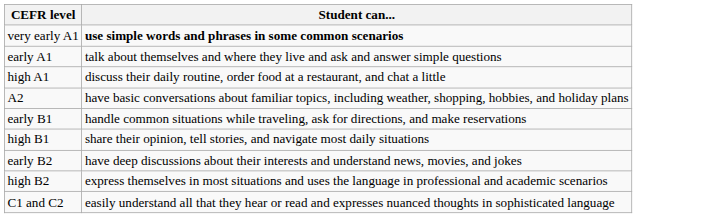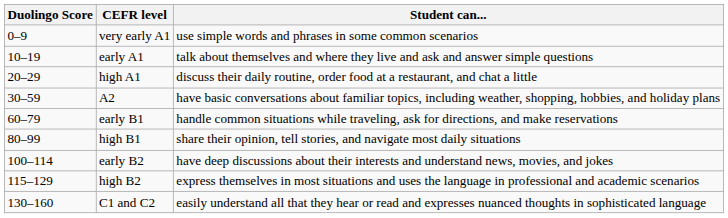+ column: (50, 14)
(244, 35) bold -> (327, 35) normal
